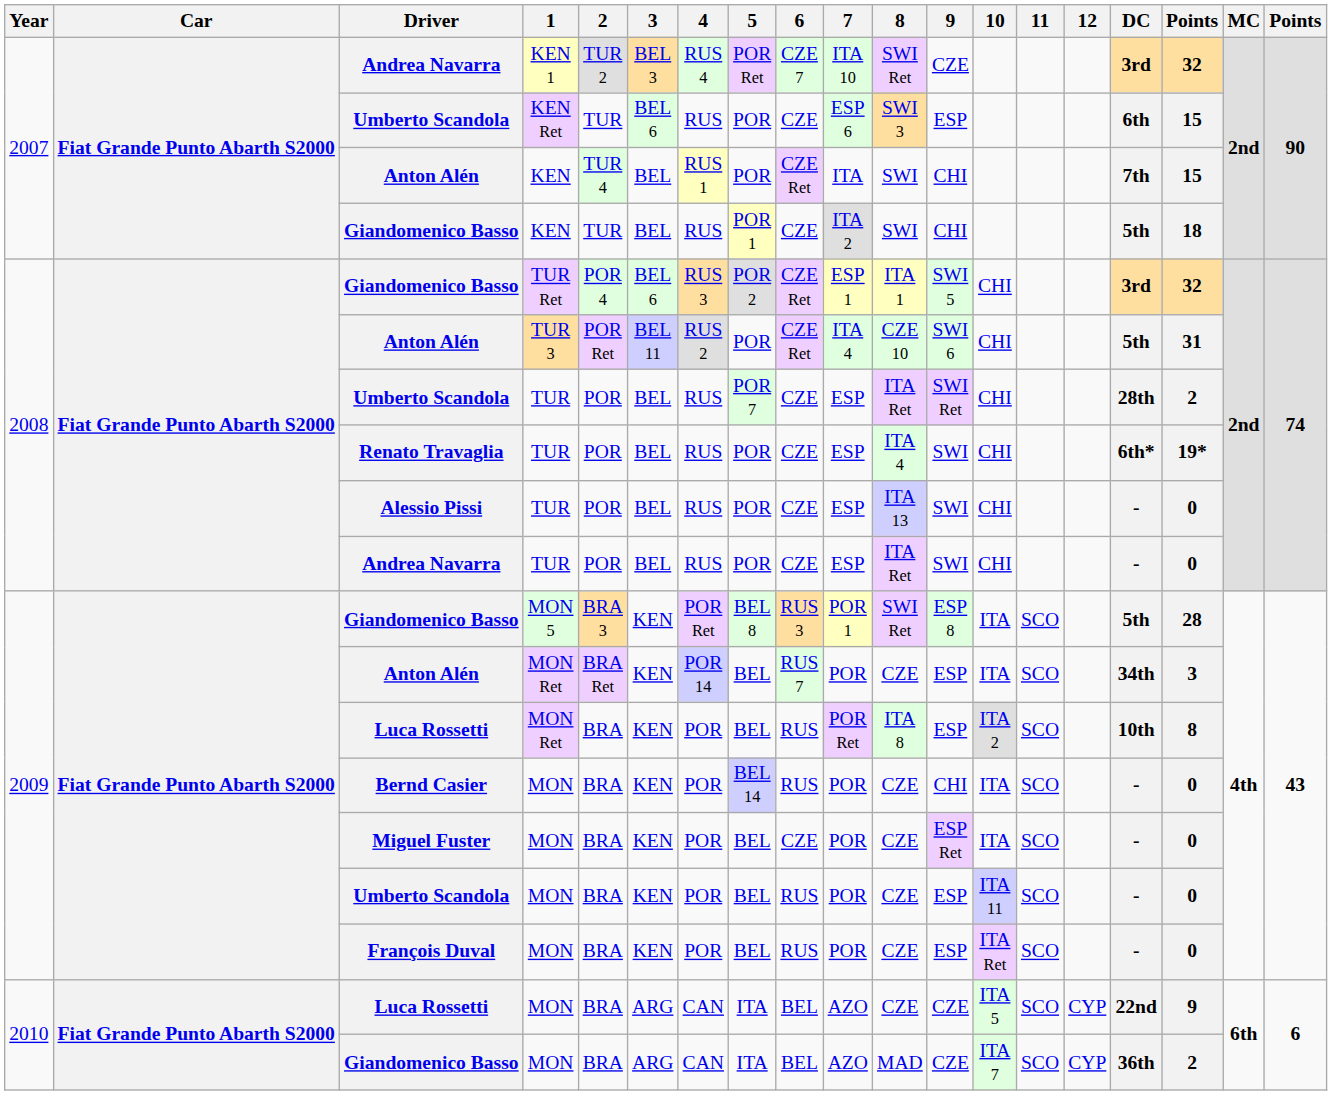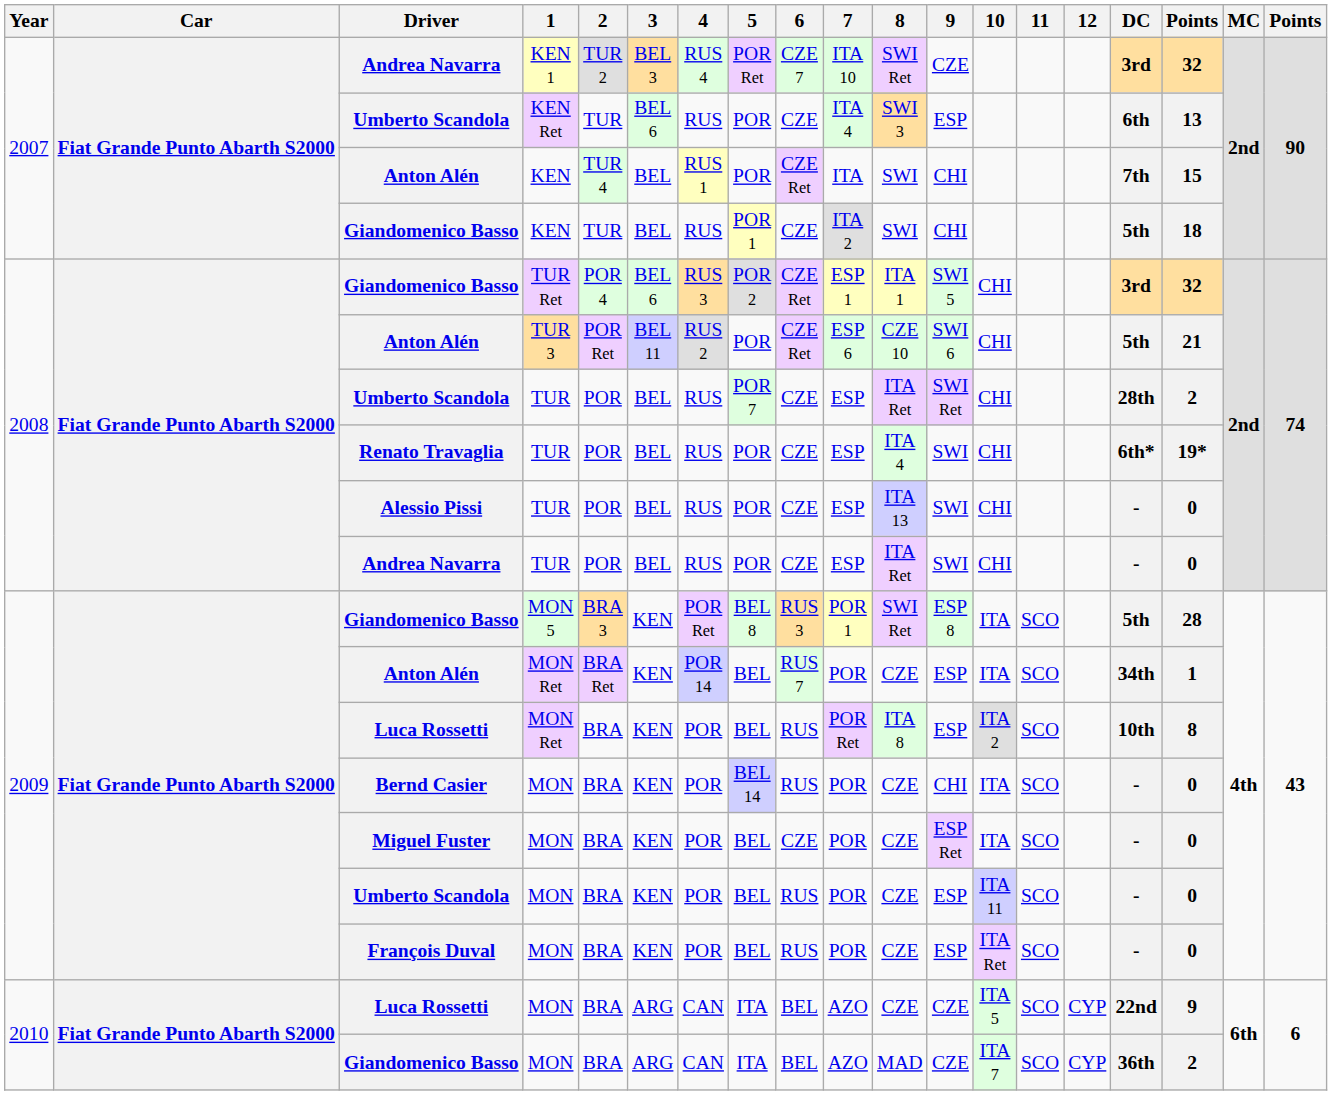(848, 120) ESP 6 -> (848, 120) ITA 4
(1192, 120) 15 -> (1192, 120) 13
(848, 342) ITA 4 -> (848, 342) ESP 6
(1192, 342) 31 -> (1192, 342) 21
(1192, 674) 3 -> (1192, 674) 1
